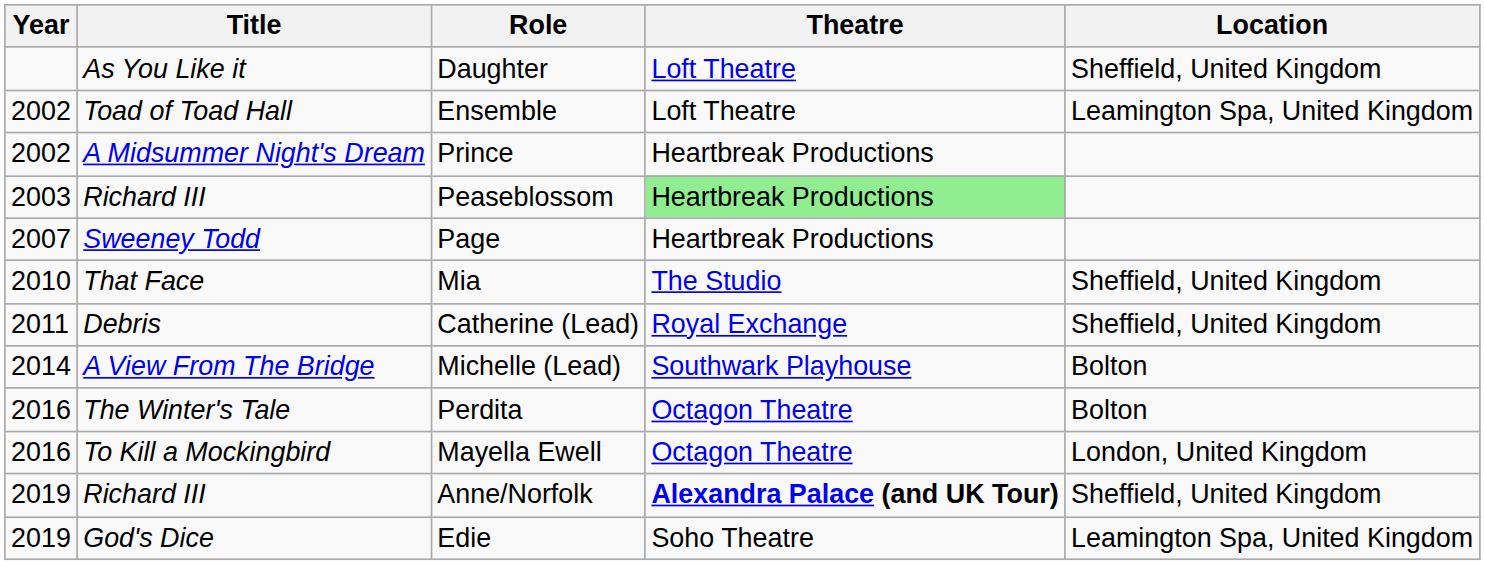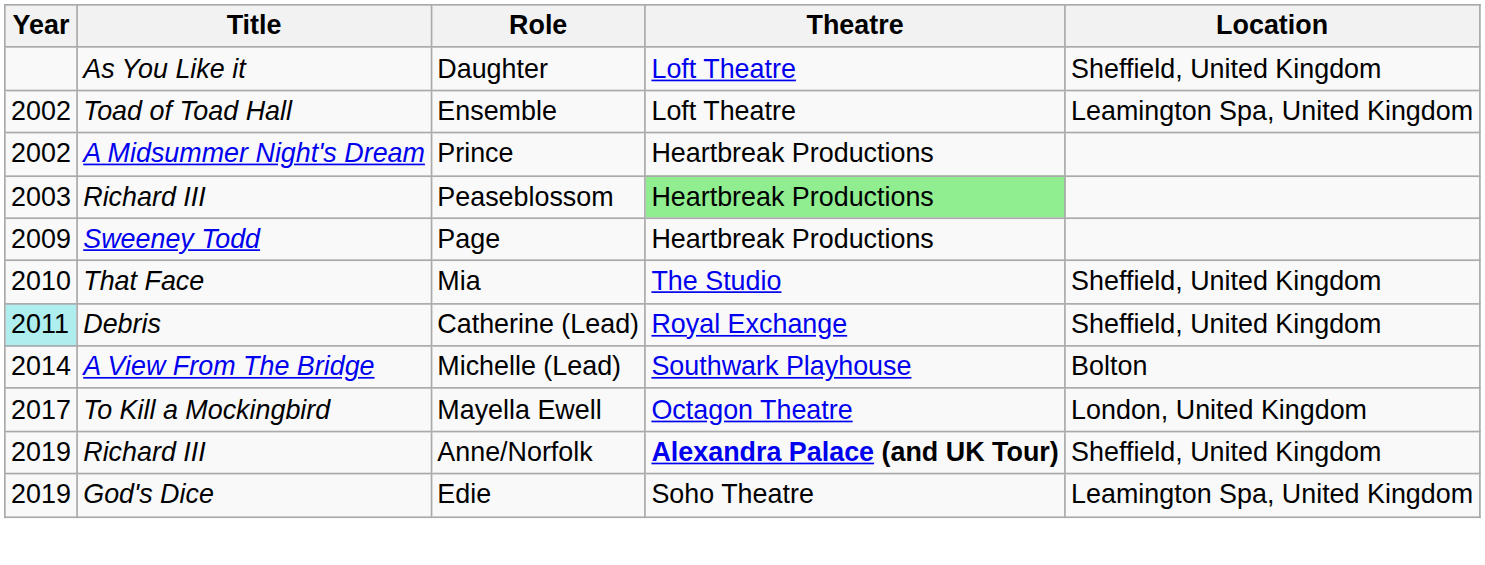(41, 238) 2007 -> (41, 238) 2009
(40, 324) no background -> (40, 324) paleturquoise background
- row: (480, 409)
(41, 452) 2016 -> (41, 409) 2017
